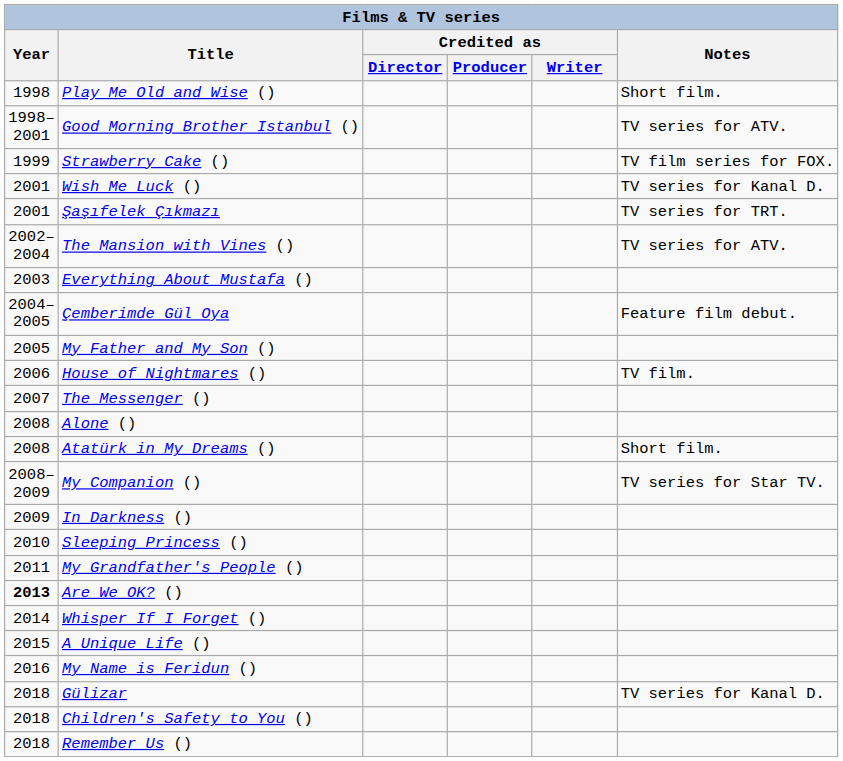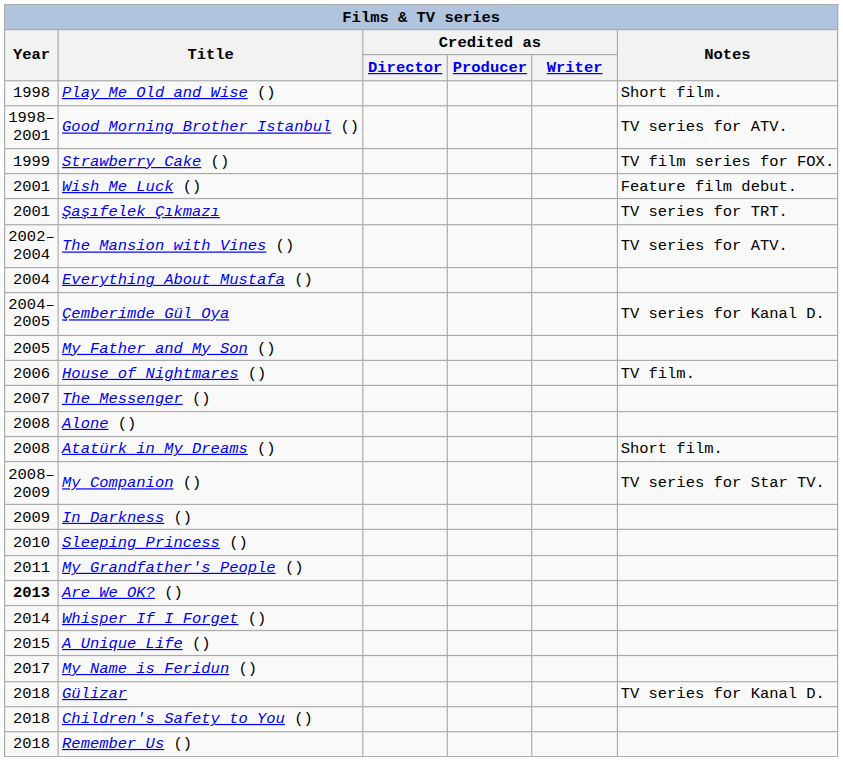(723, 186) TV series for Kanal D. -> (709, 186) Feature film debut.
(31, 280) 2003 -> (31, 280) 2004
(709, 314) Feature film debut. -> (723, 314) TV series for Kanal D.
(31, 669) 2016 -> (31, 669) 2017
